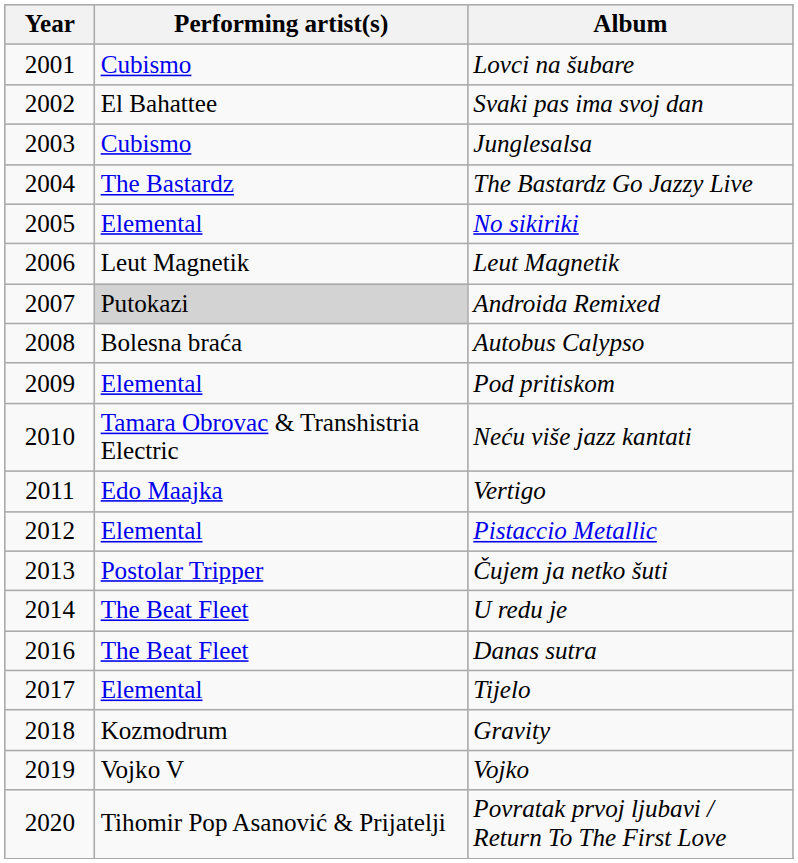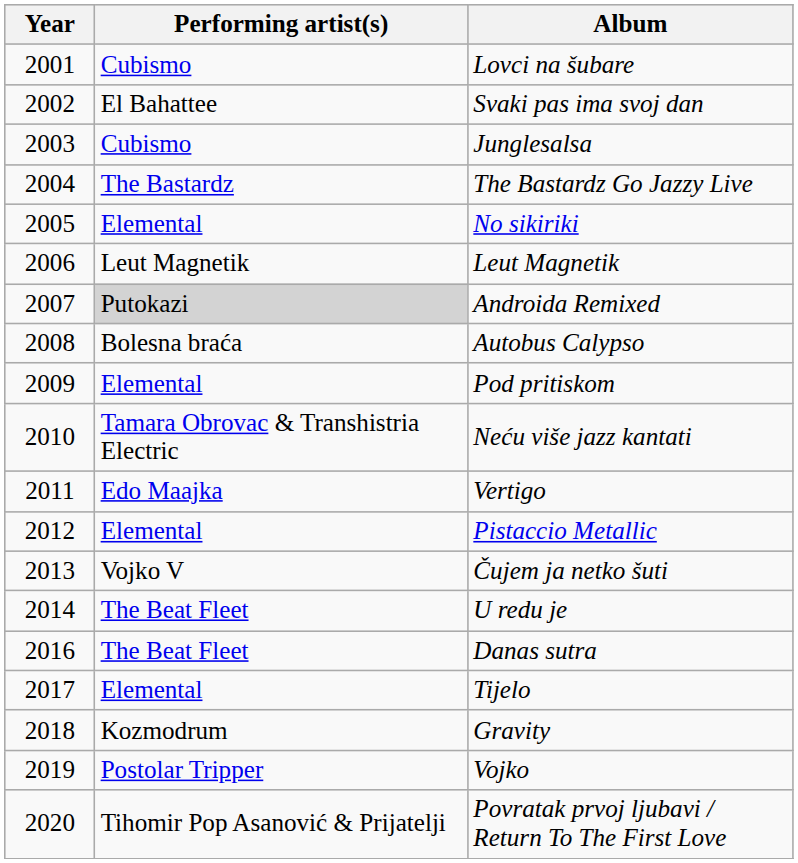(182, 570) Postolar Tripper -> (142, 570) Vojko V
(142, 769) Vojko V -> (182, 769) Postolar Tripper
